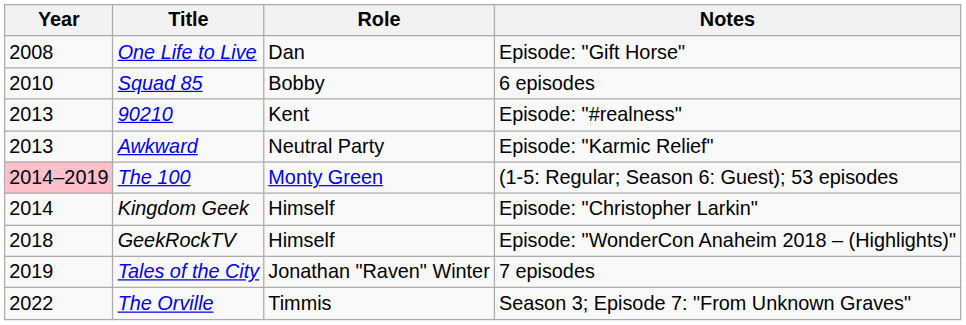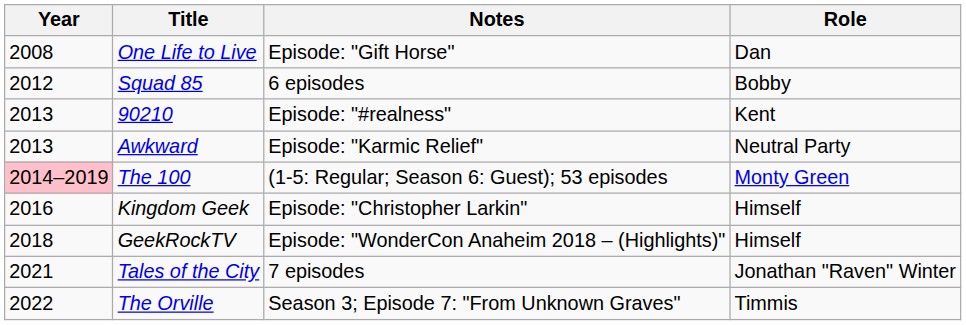columns swapped: (379, 20) <-> (727, 20)
(31, 83) 2010 -> (31, 83) 2012
(31, 209) 2014 -> (31, 209) 2016
(31, 271) 2019 -> (31, 271) 2021
